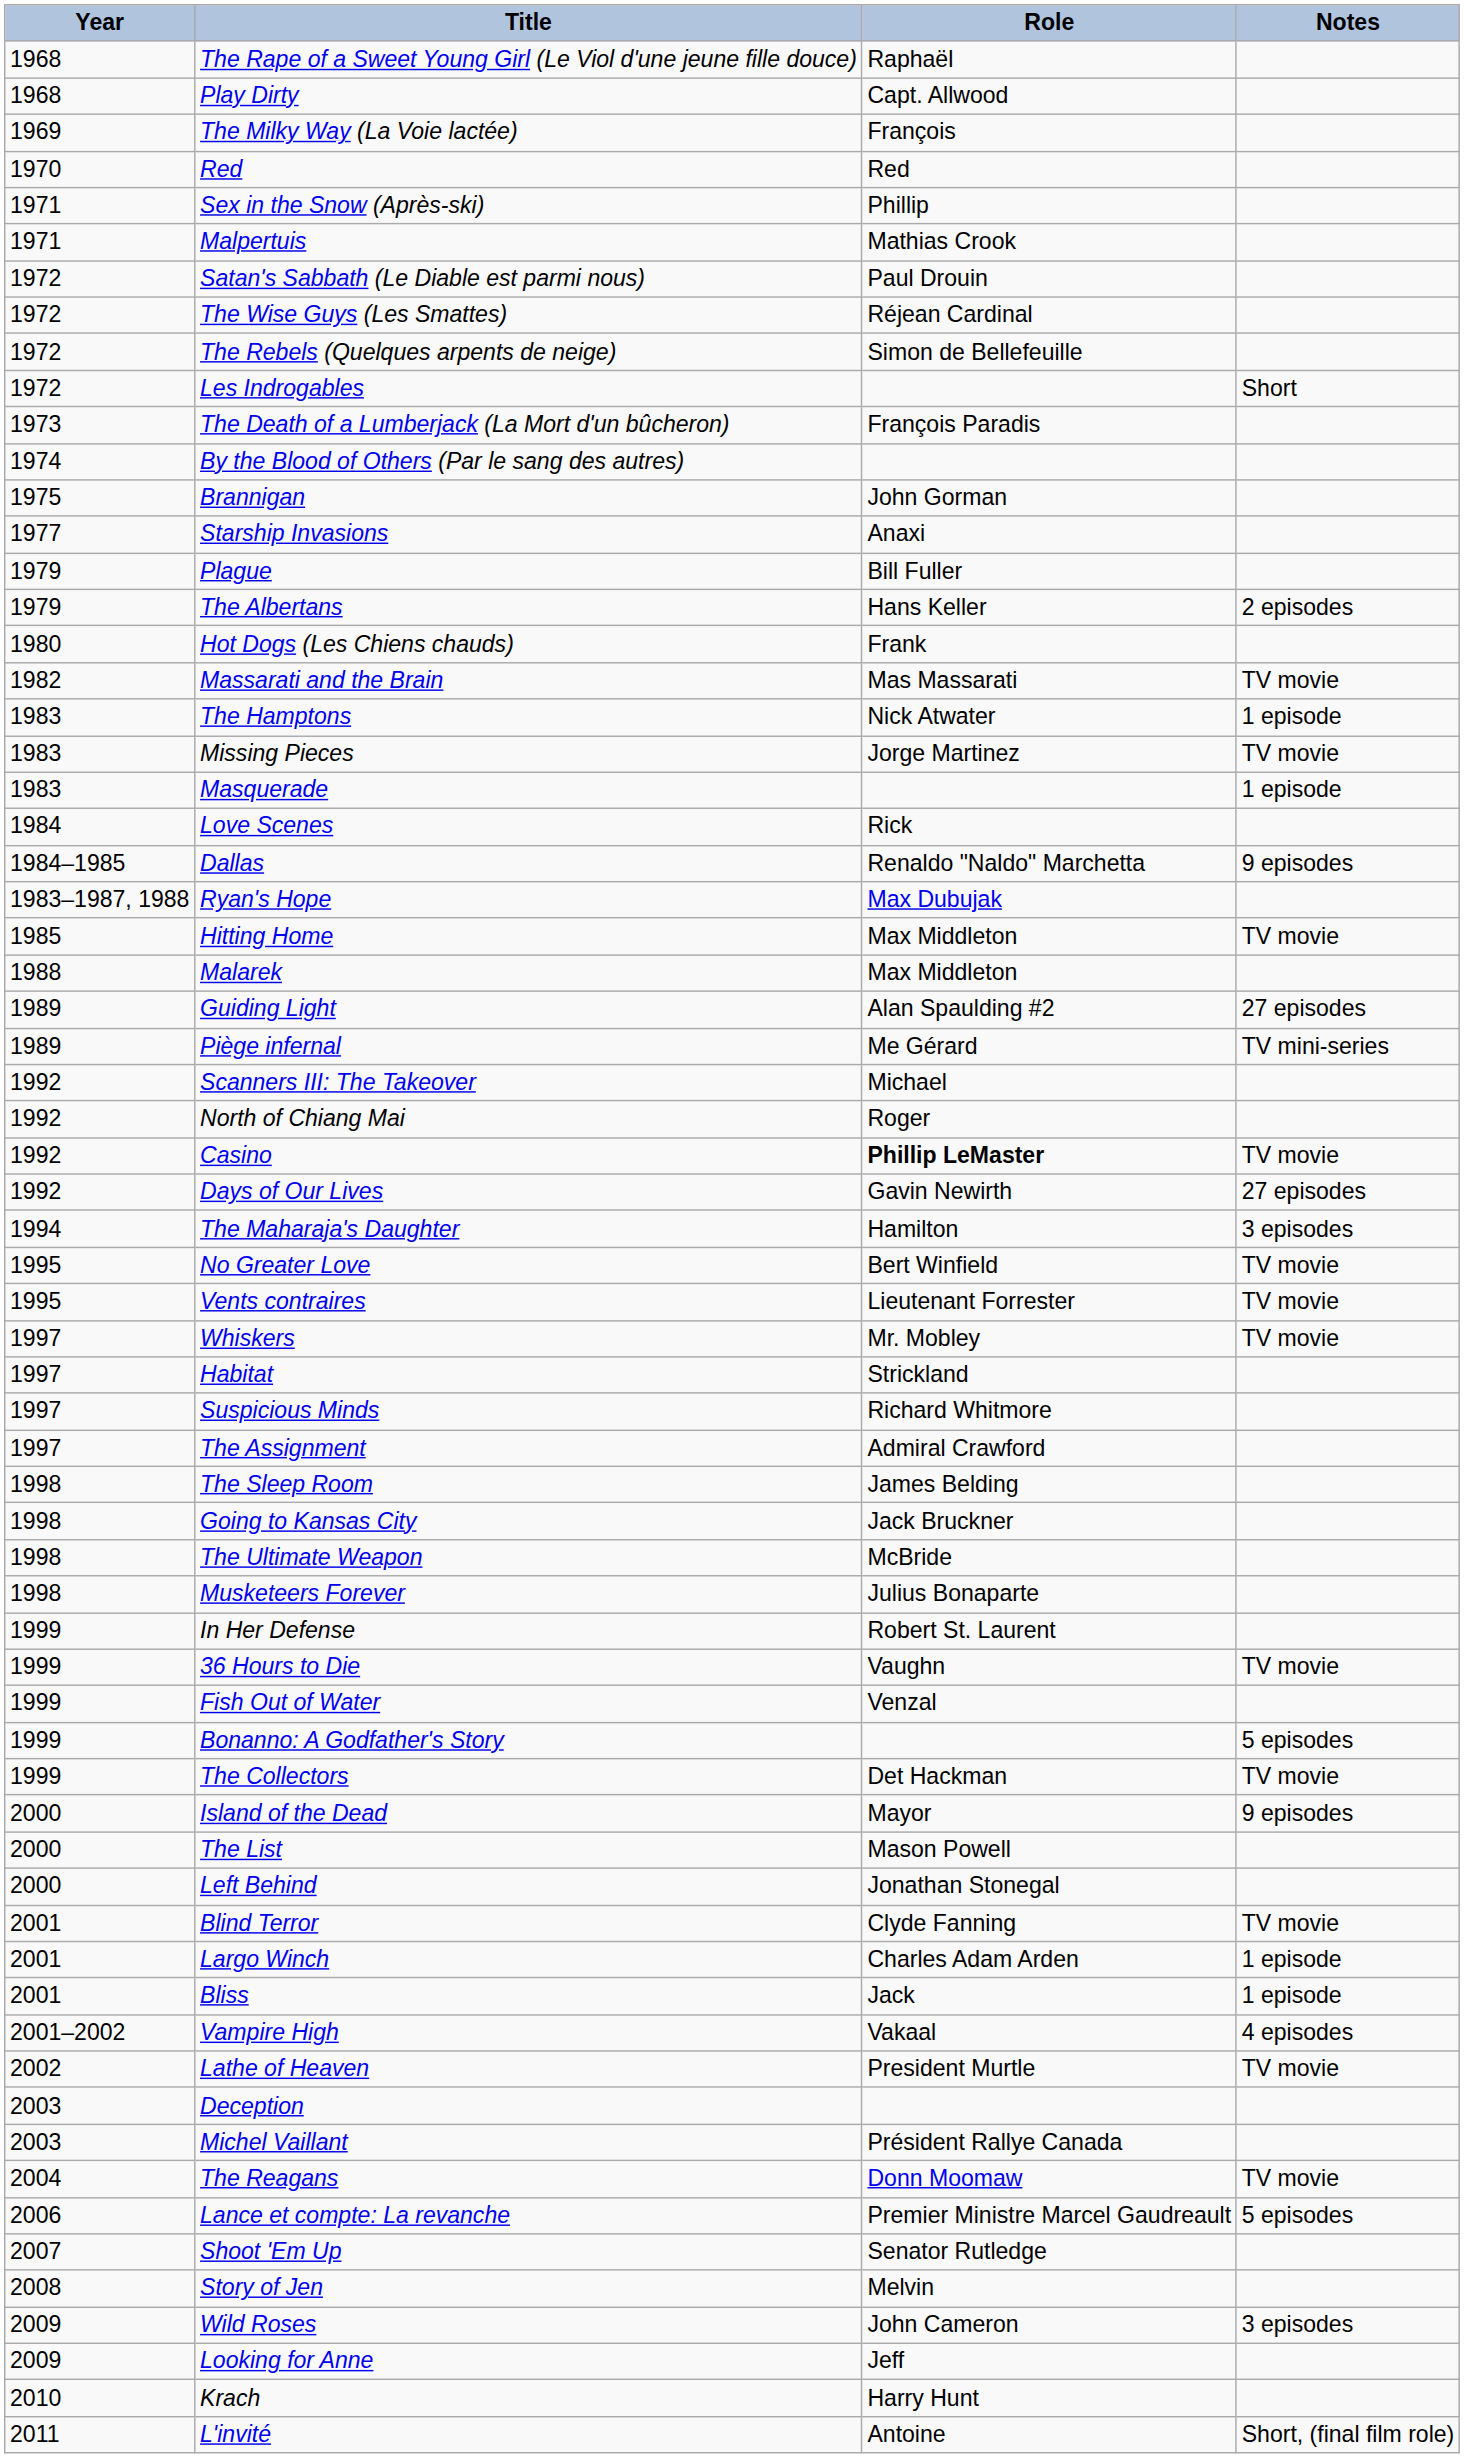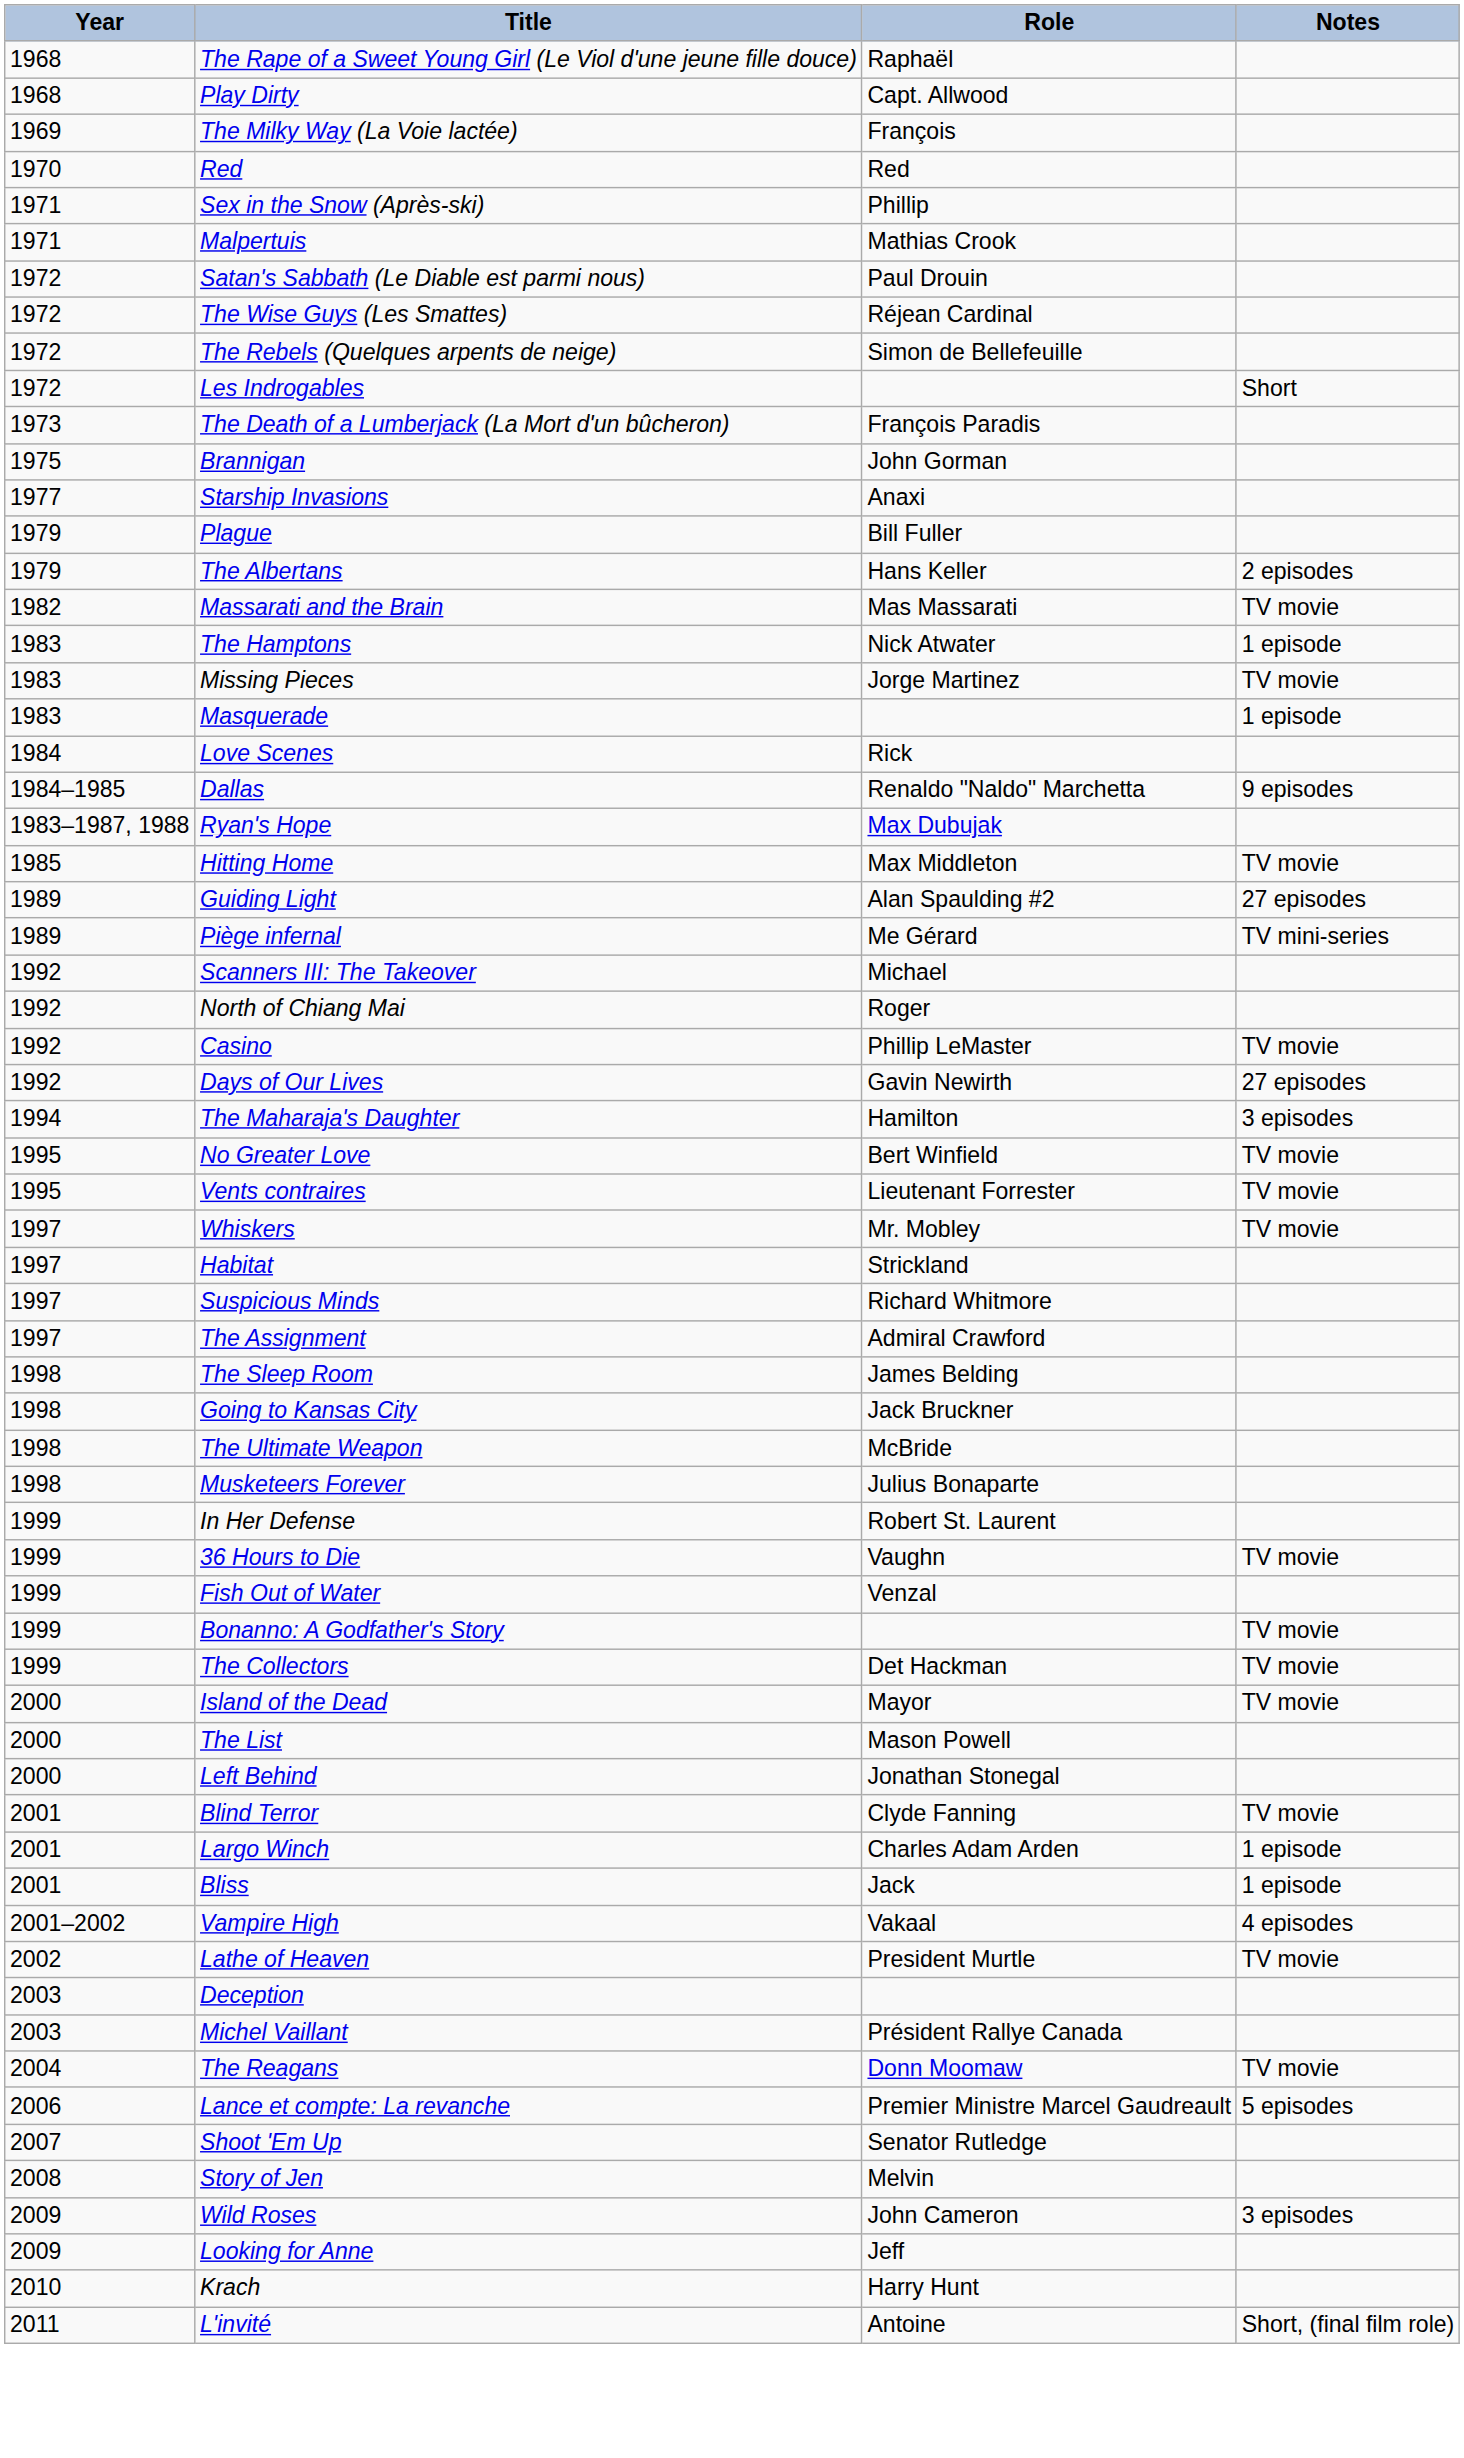- row: (442, 461)
- row: (357, 643)
- row: (241, 972)
(956, 1155) bold -> (949, 1045) normal
(1297, 1740) 5 episodes -> (1290, 1630) TV movie
(1297, 1813) 9 episodes -> (1290, 1703) TV movie
